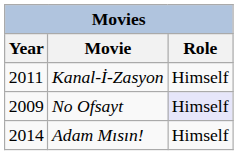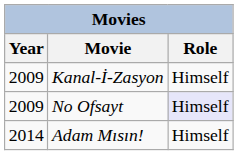(26, 77) 2011 -> (26, 77) 2009
